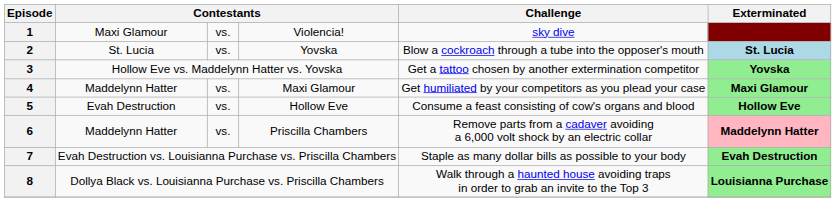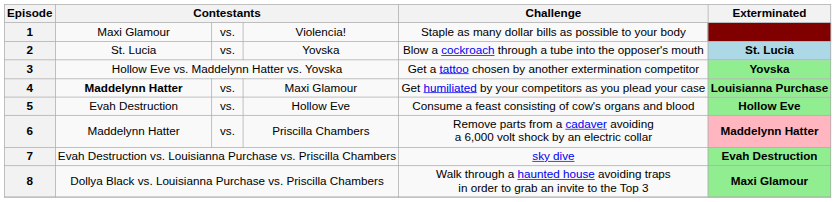(553, 32) sky dive -> (553, 32) Staple as many dollar bills as possible to your body
(131, 87) normal -> (134, 87) bold
(769, 87) Maxi Glamour -> (769, 87) Louisianna Purchase
(553, 156) Staple as many dollar bills as possible to your body -> (553, 156) sky dive
(769, 181) Louisianna Purchase -> (769, 181) Maxi Glamour
